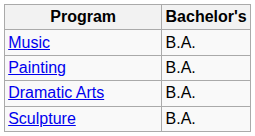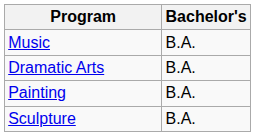rows swapped: (56, 93) <-> (37, 67)
